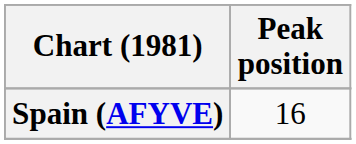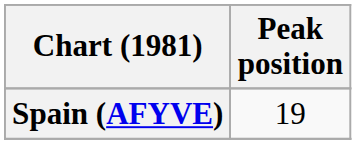(290, 113) 16 -> (290, 113) 19
